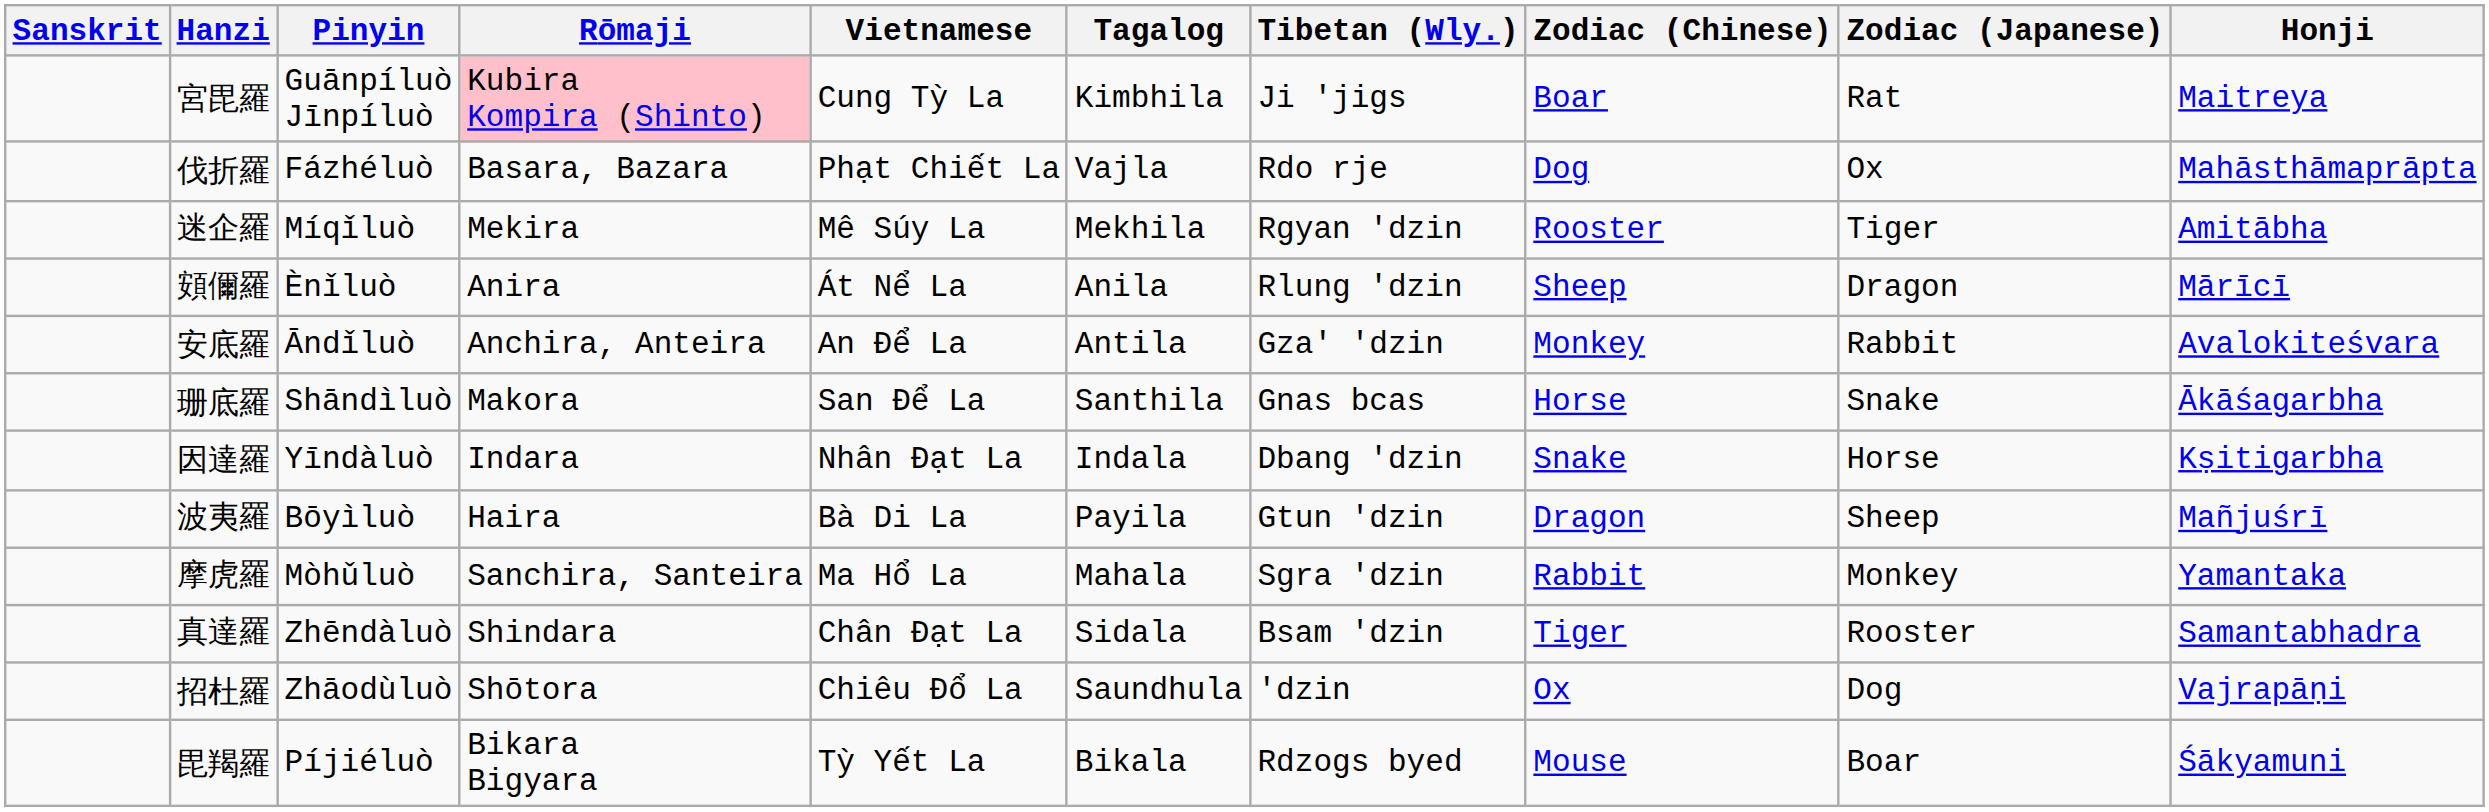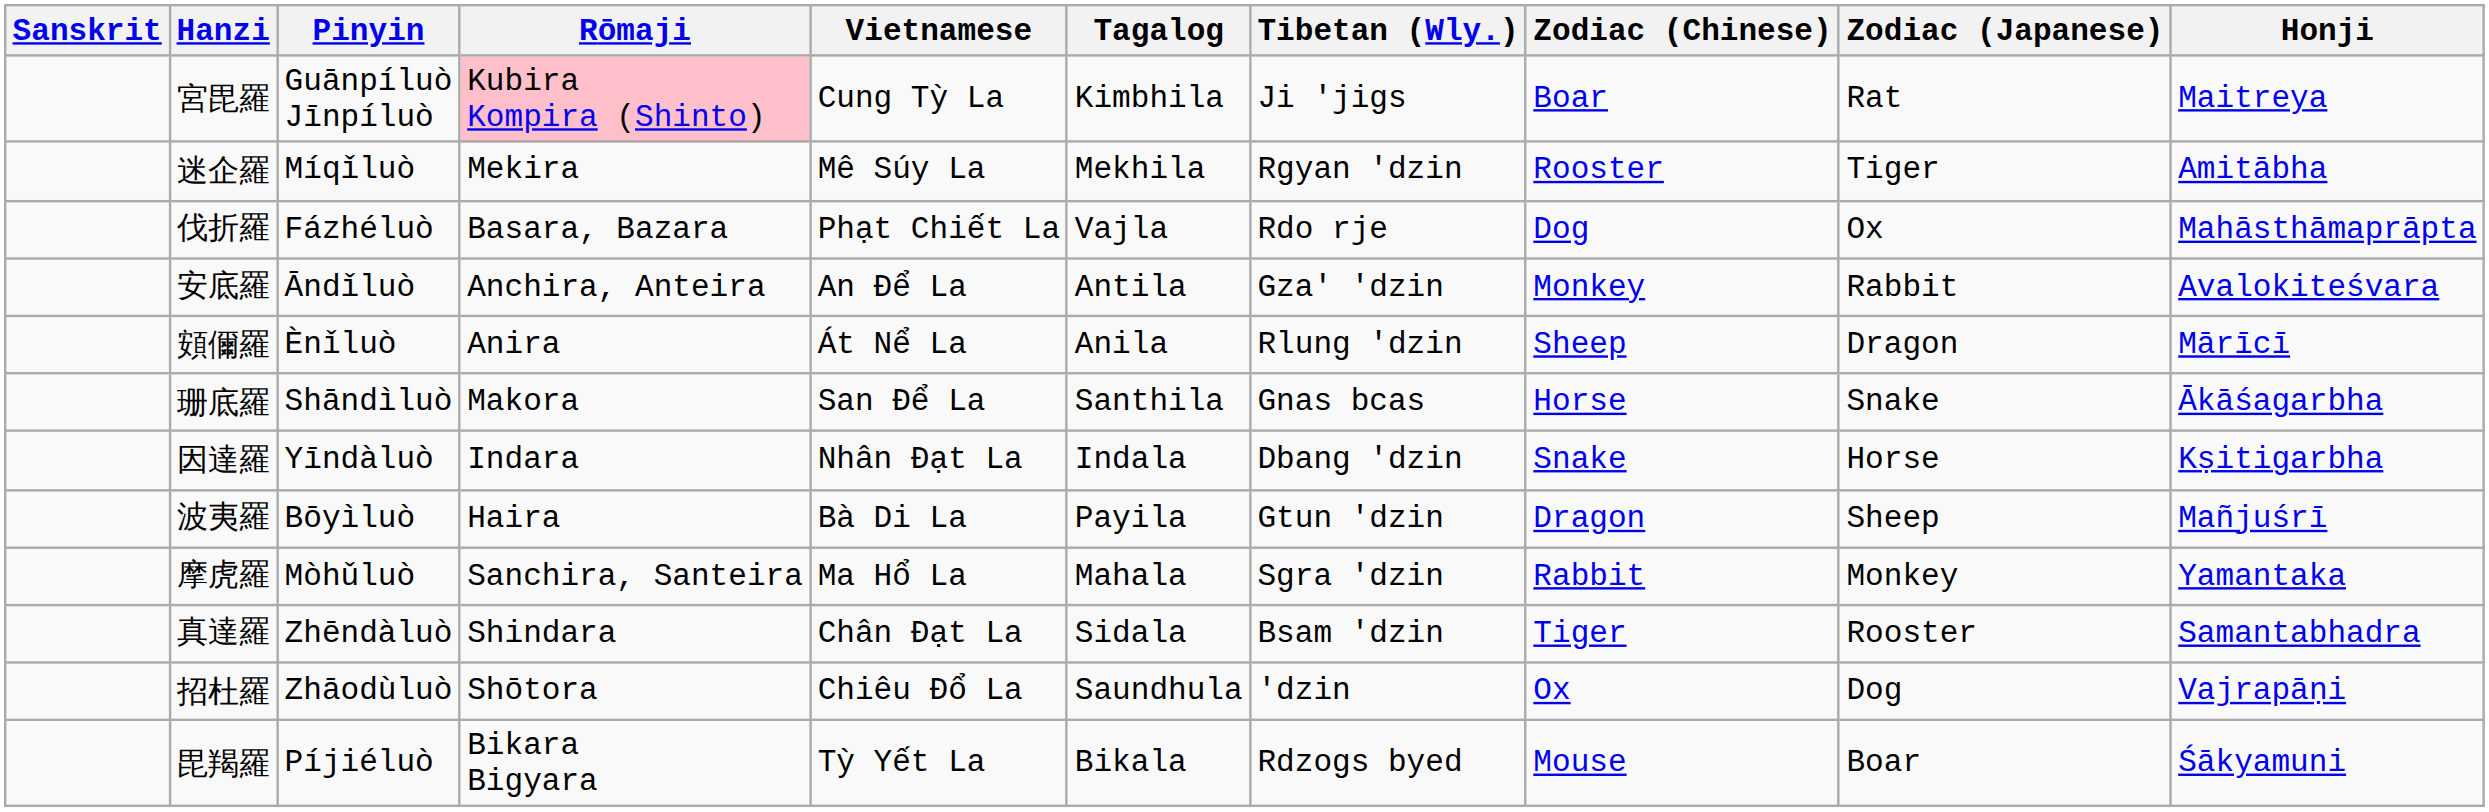rows swapped: (223, 172) <-> (223, 230)
rows swapped: (223, 346) <-> (223, 288)
